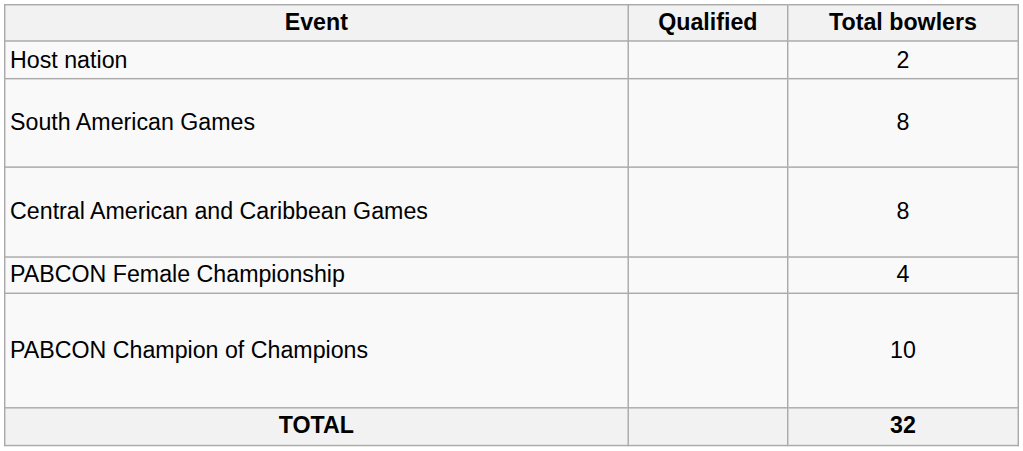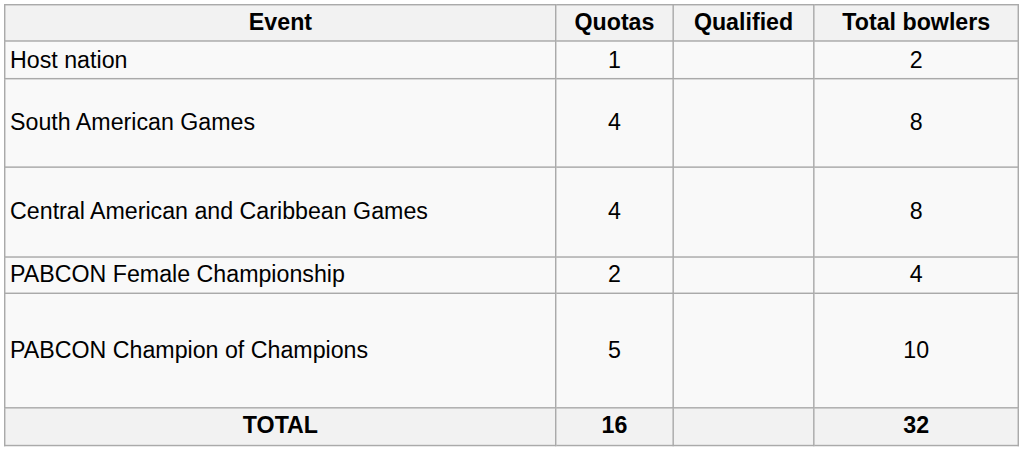+ column: (614, 22)
